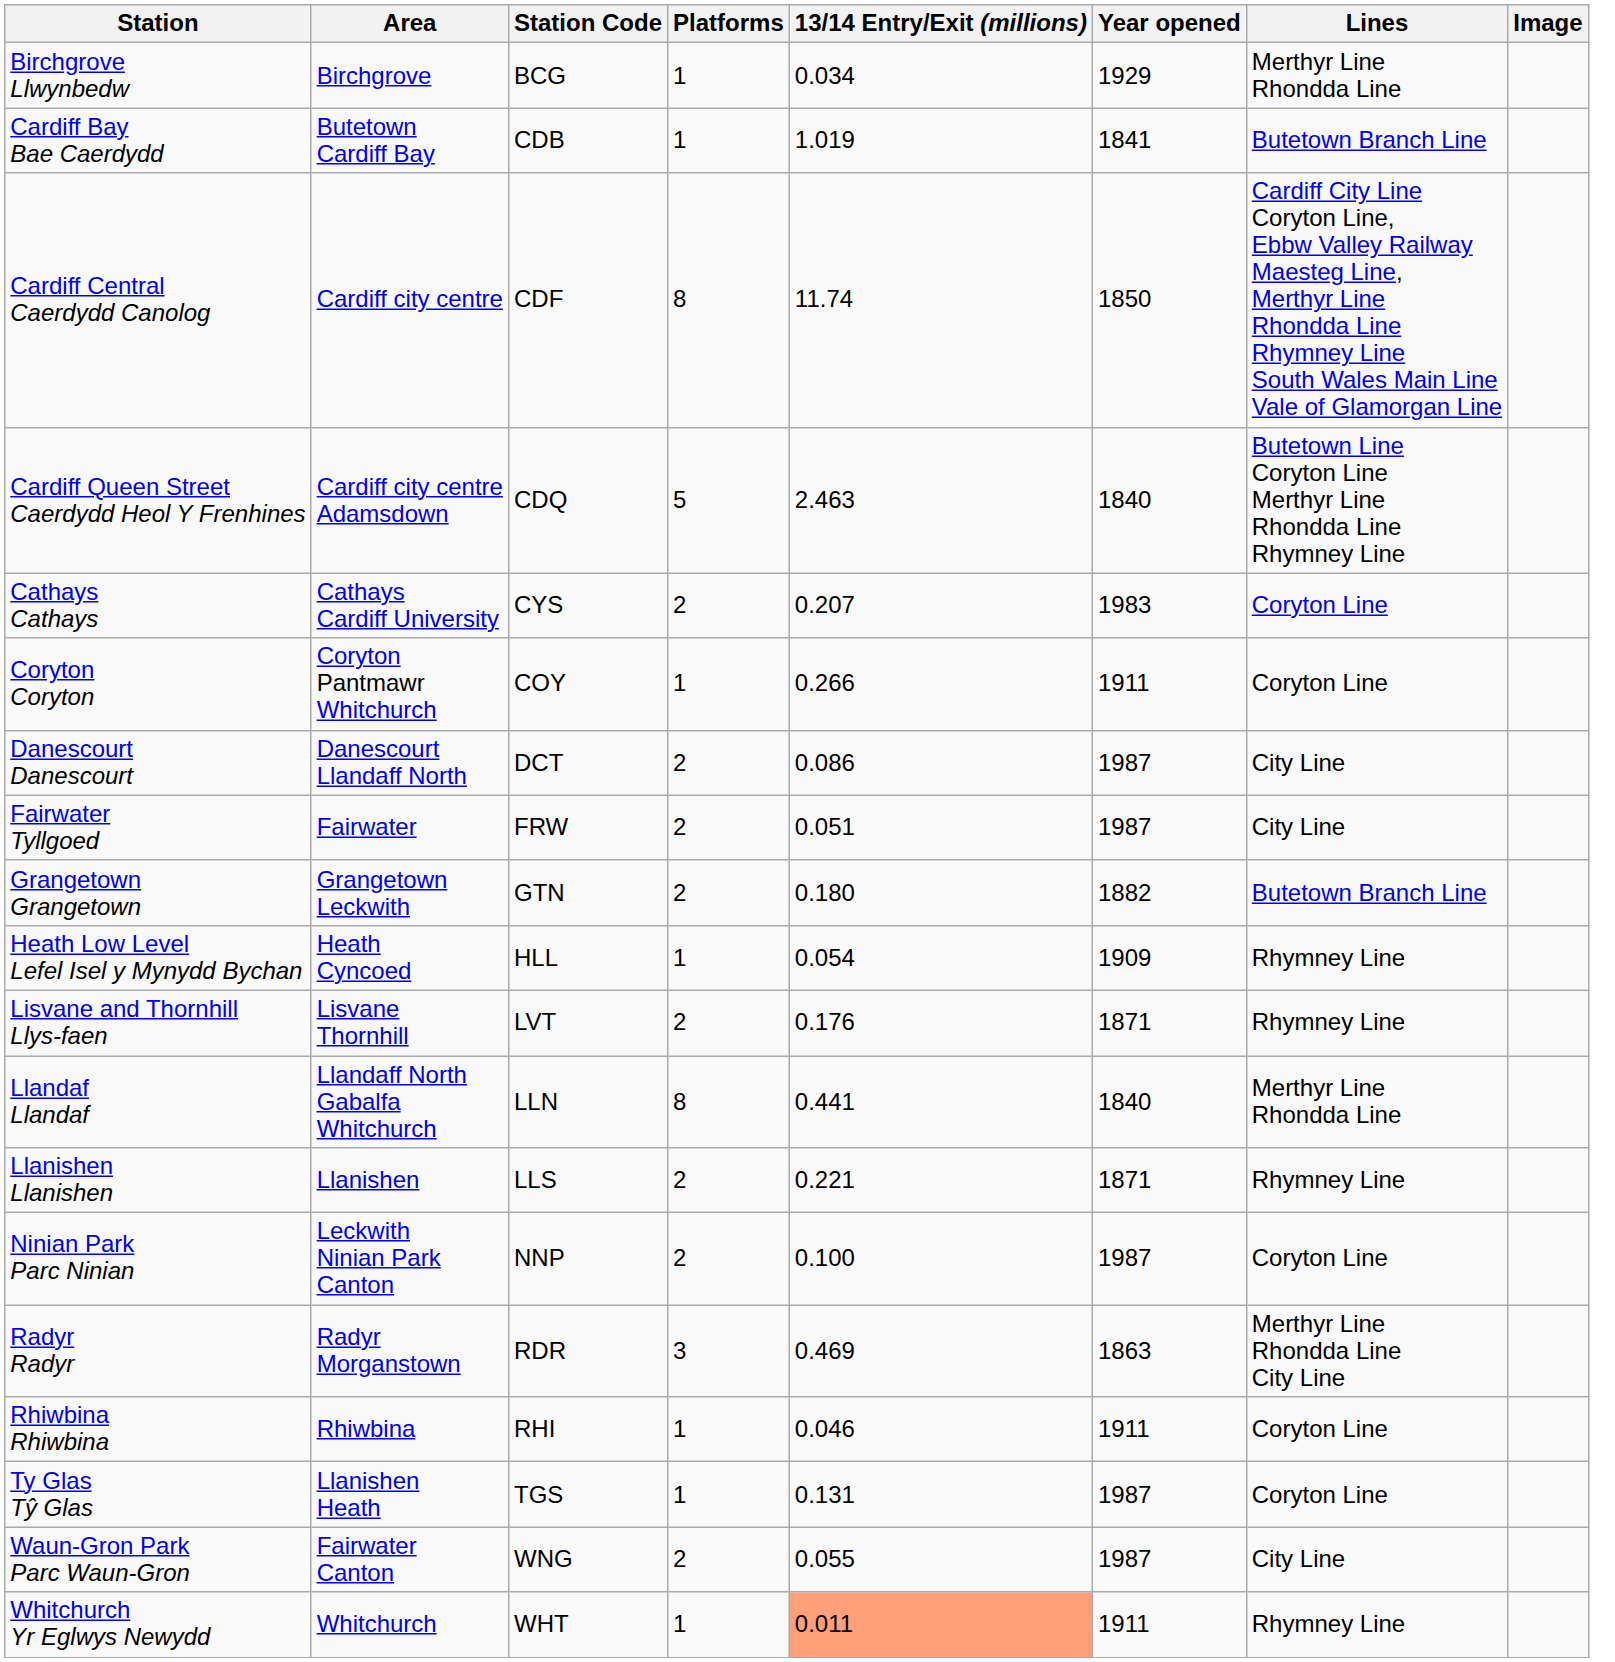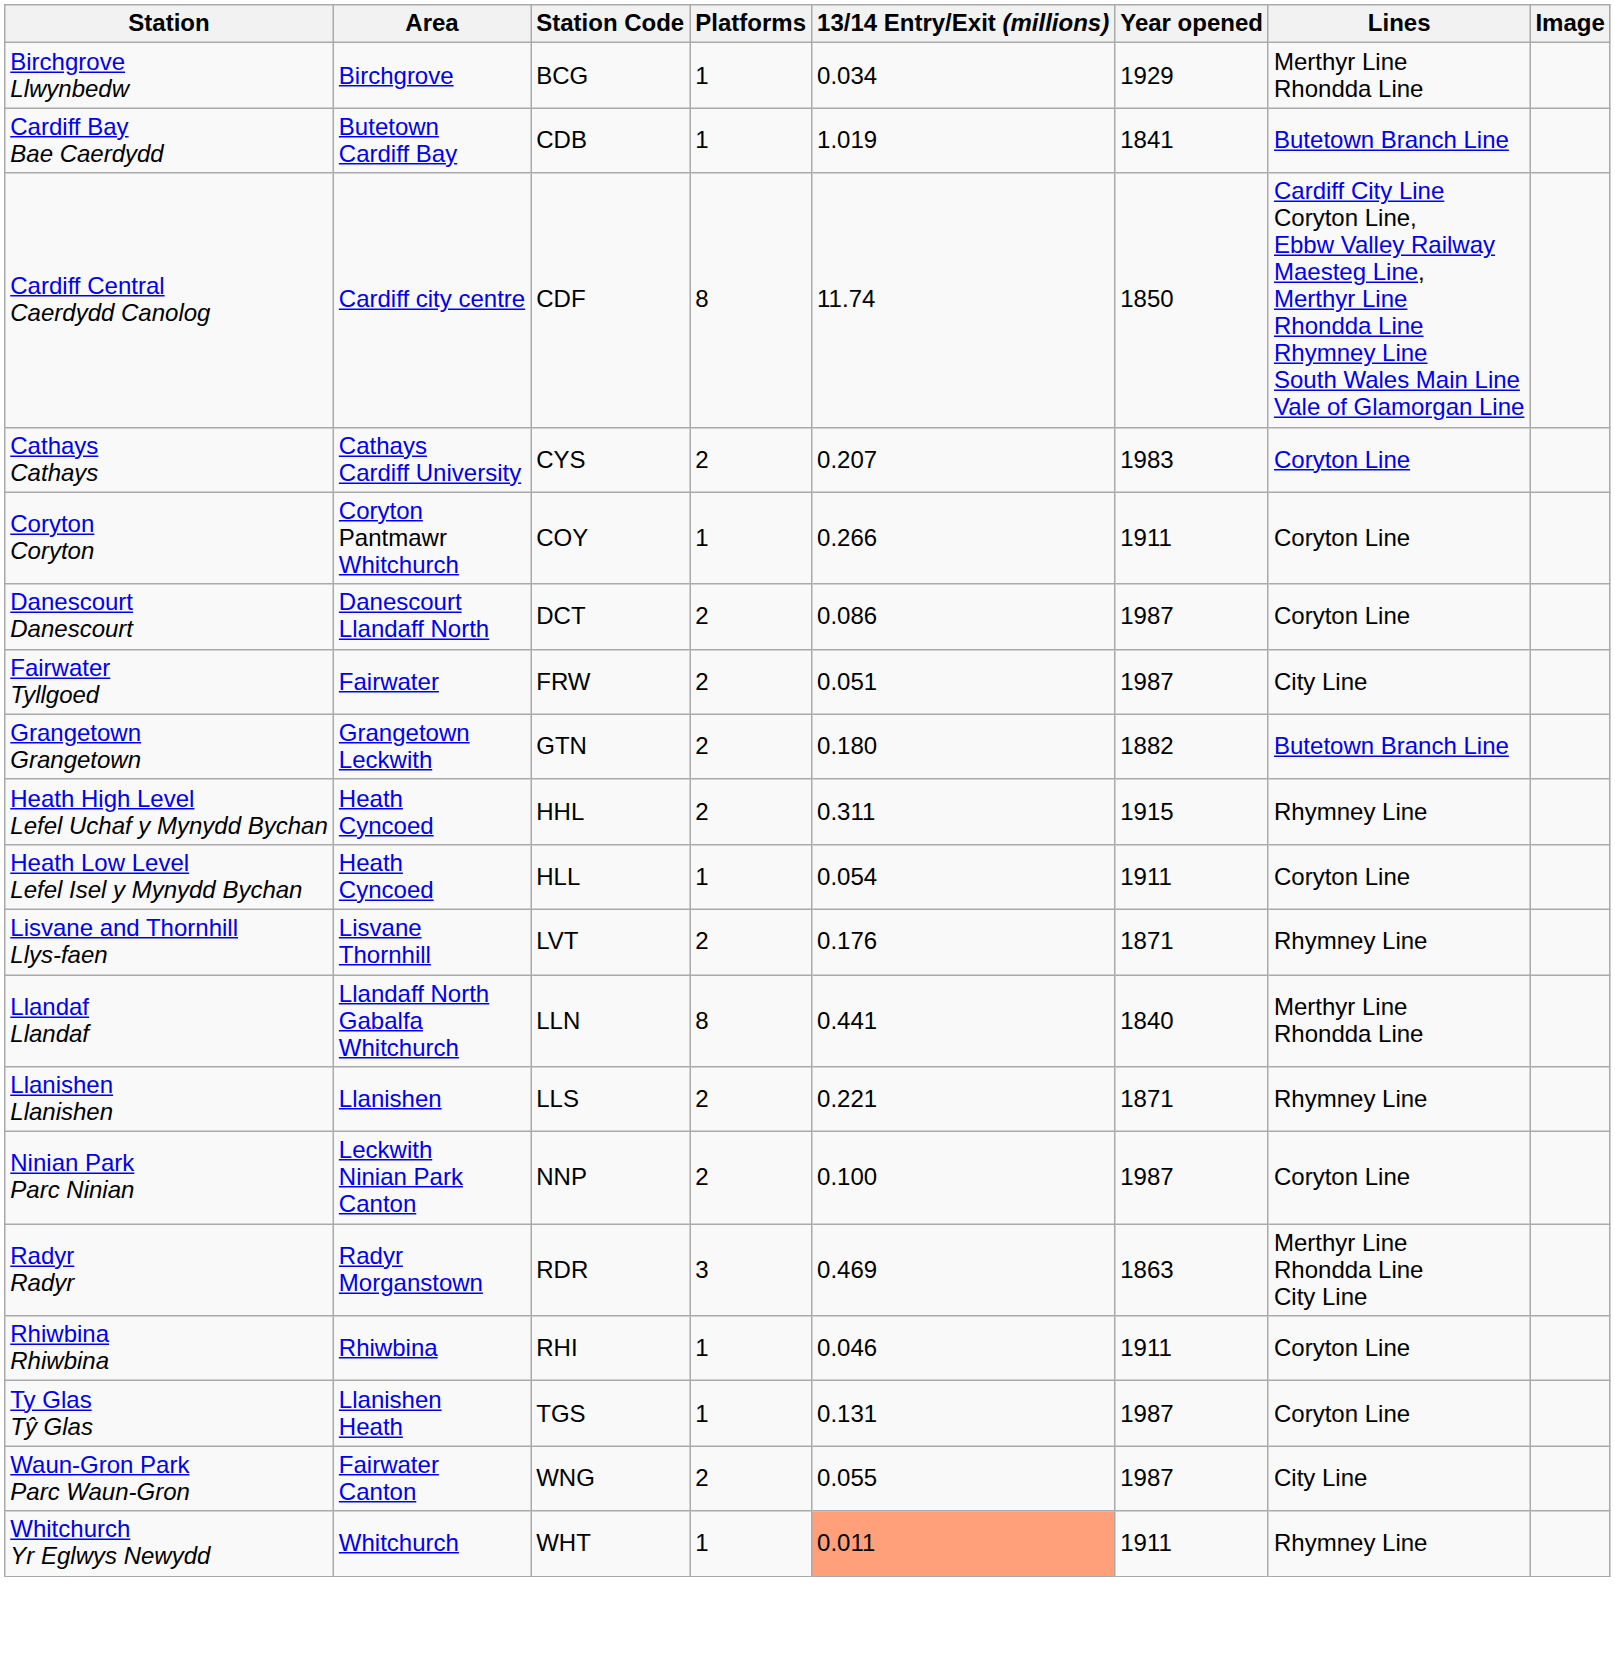- row: (158, 499)
(1298, 762) City Line -> (1342, 616) Coryton Line
+ row: (169, 811)
(1125, 957) 1909 -> (1146, 876) 1911
(1328, 957) Rhymney Line -> (1342, 876) Coryton Line
